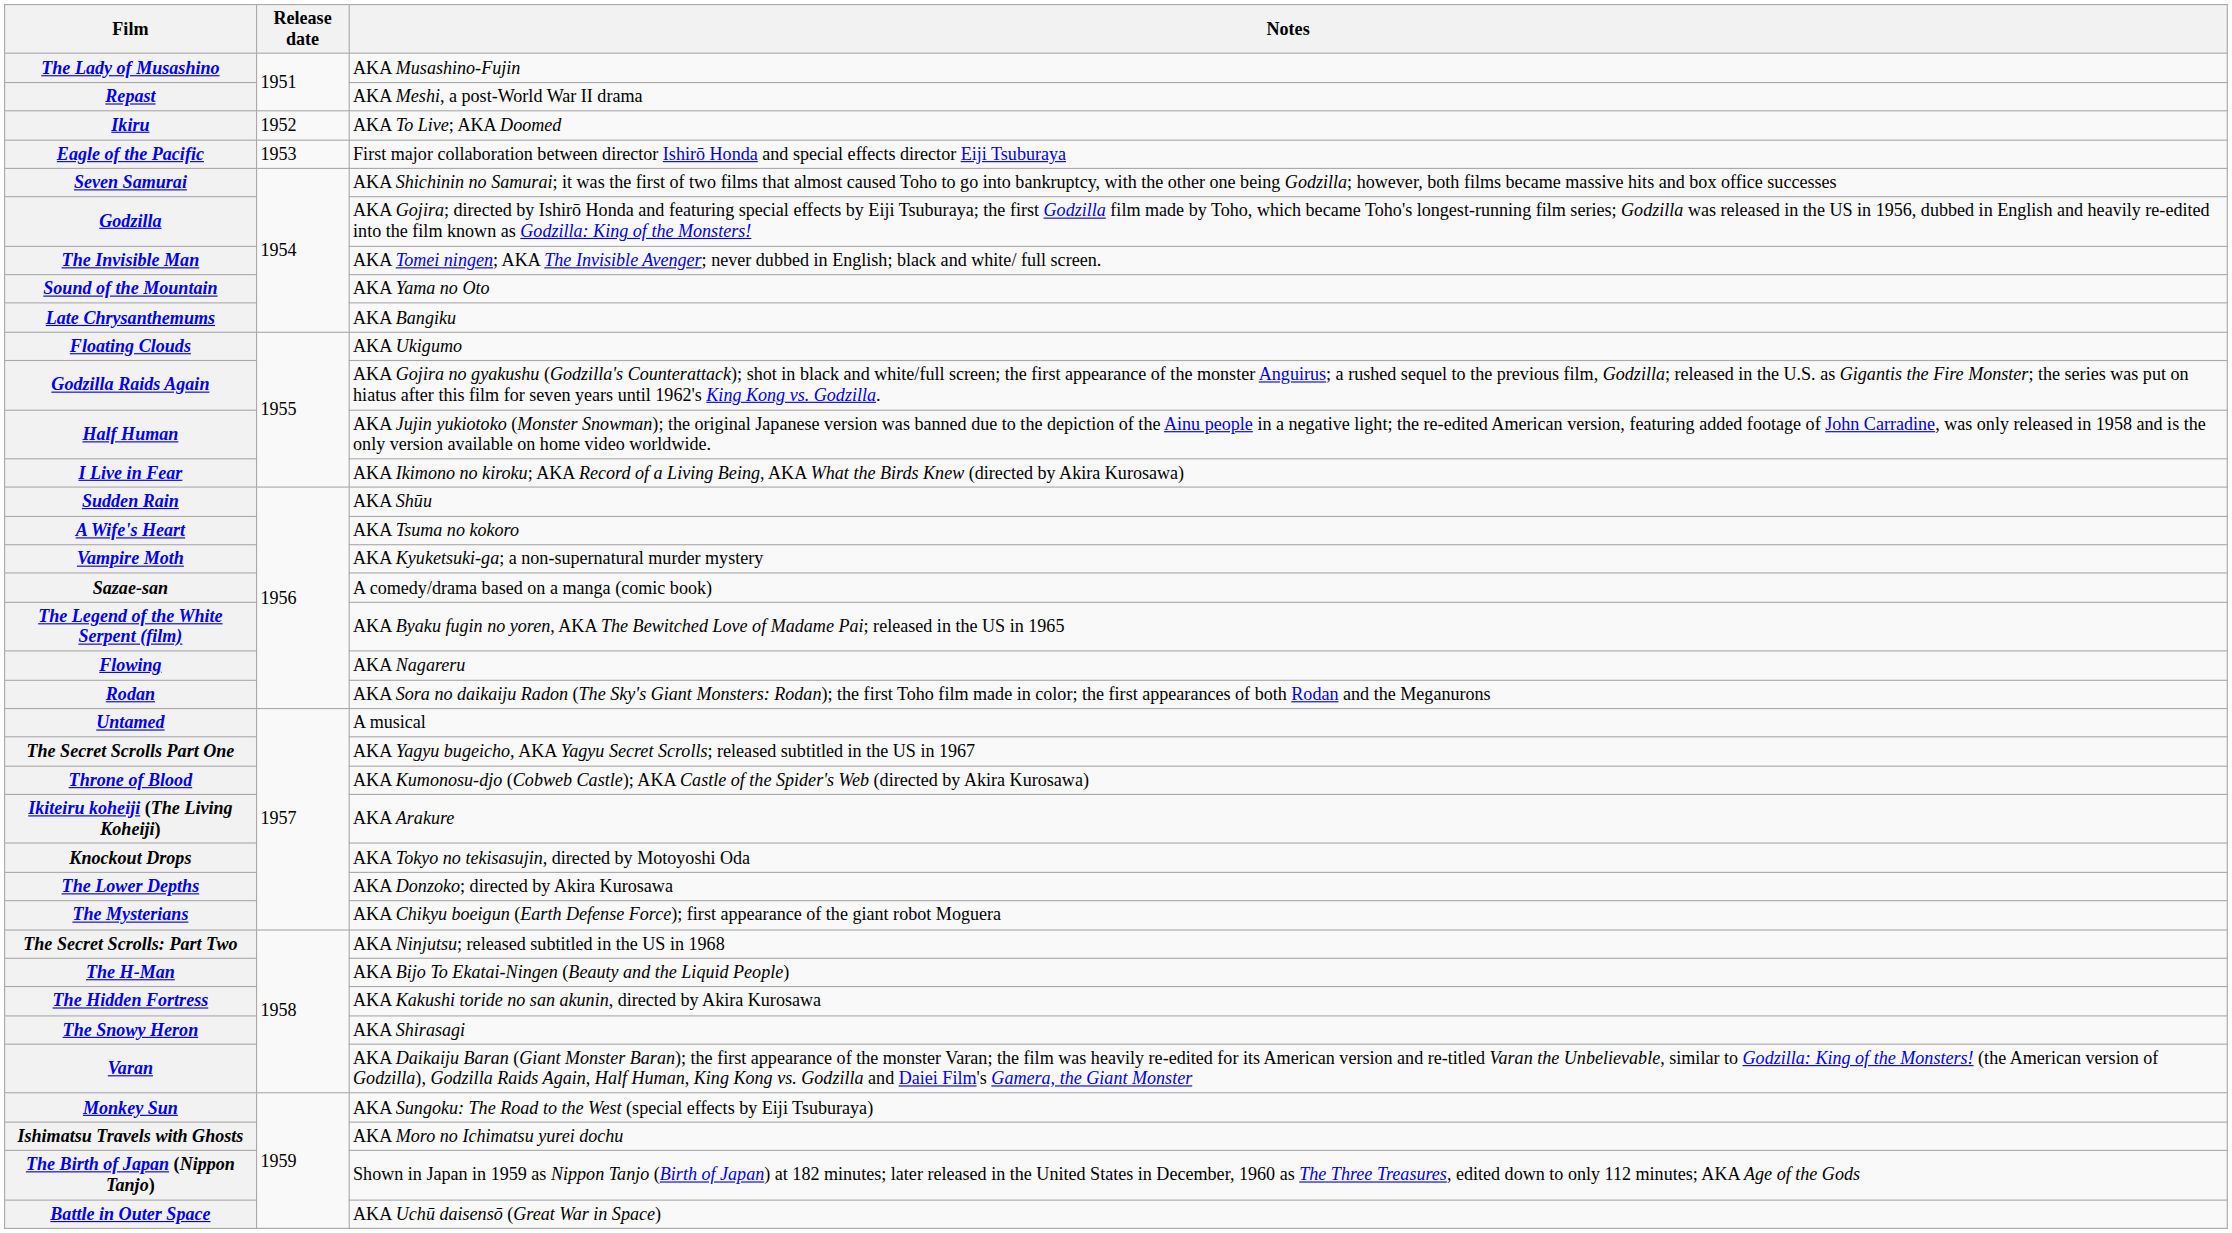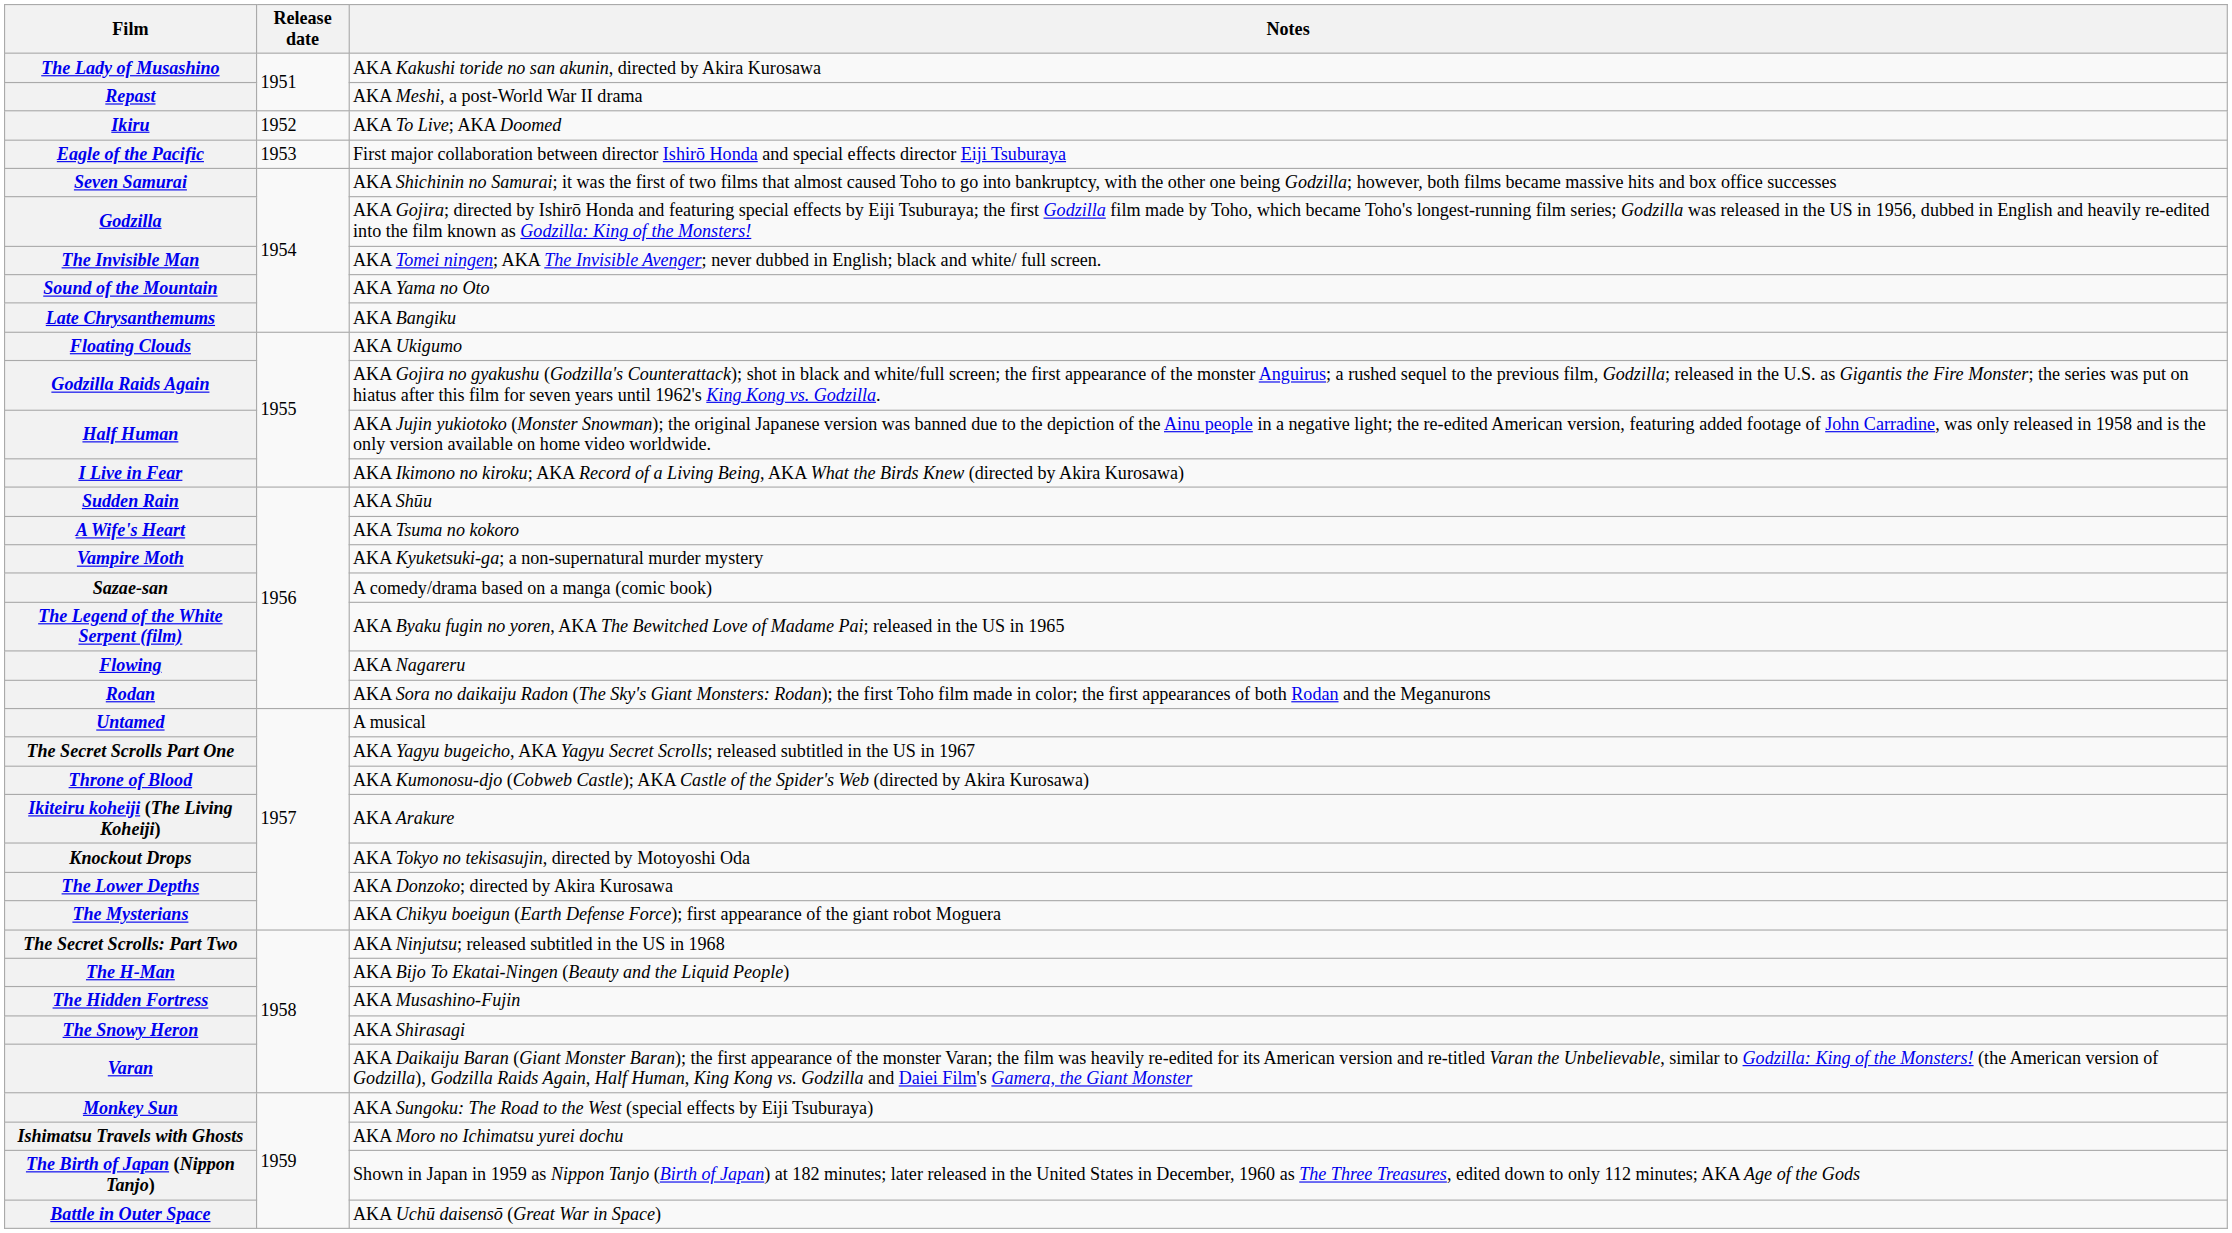(437, 67) AKA Musashino-Fujin -> (587, 67) AKA Kakushi toride no san akunin, directed by Akira Kurosawa
(587, 1001) AKA Kakushi toride no san akunin, directed by Akira Kurosawa -> (437, 1001) AKA Musashino-Fujin
